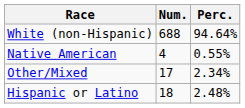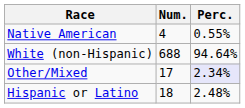rows swapped: (80, 34) <-> (62, 54)
(212, 73) no background -> (212, 73) lavender background
